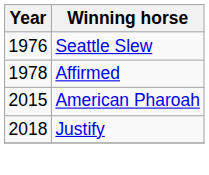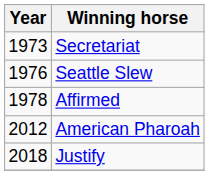+ row: (98, 45)
(28, 101) 2015 -> (28, 128) 2012
